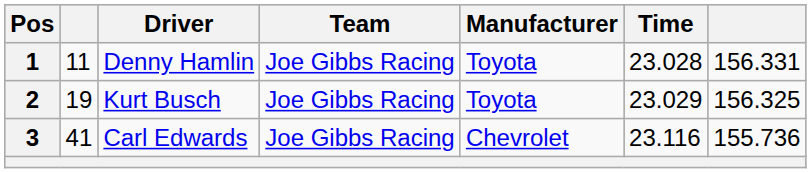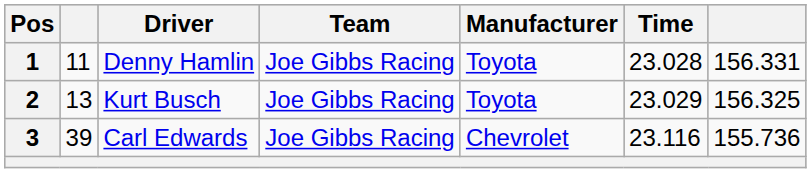(79, 100) 19 -> (79, 100) 13
(79, 138) 41 -> (79, 138) 39
